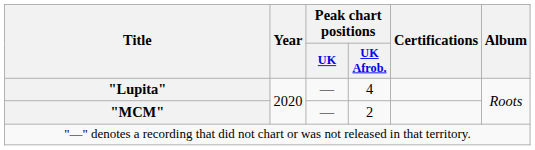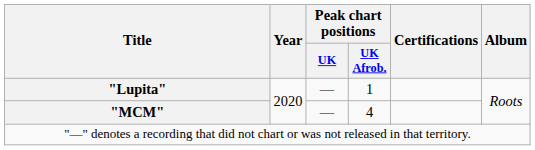(369, 89) 4 -> (369, 89) 1
(369, 112) 2 -> (369, 112) 4
